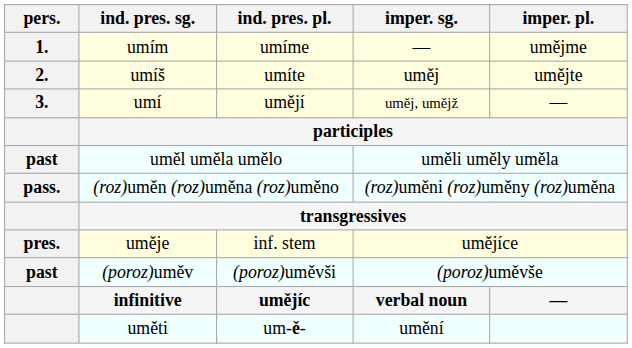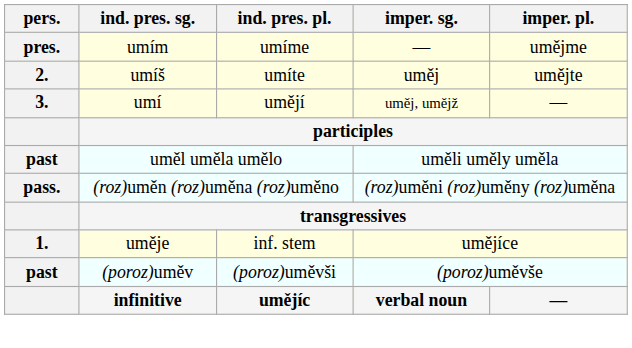(42, 46) 1. -> (42, 46) pres.
(42, 243) pres. -> (42, 243) 1.
- row: (148, 328)
